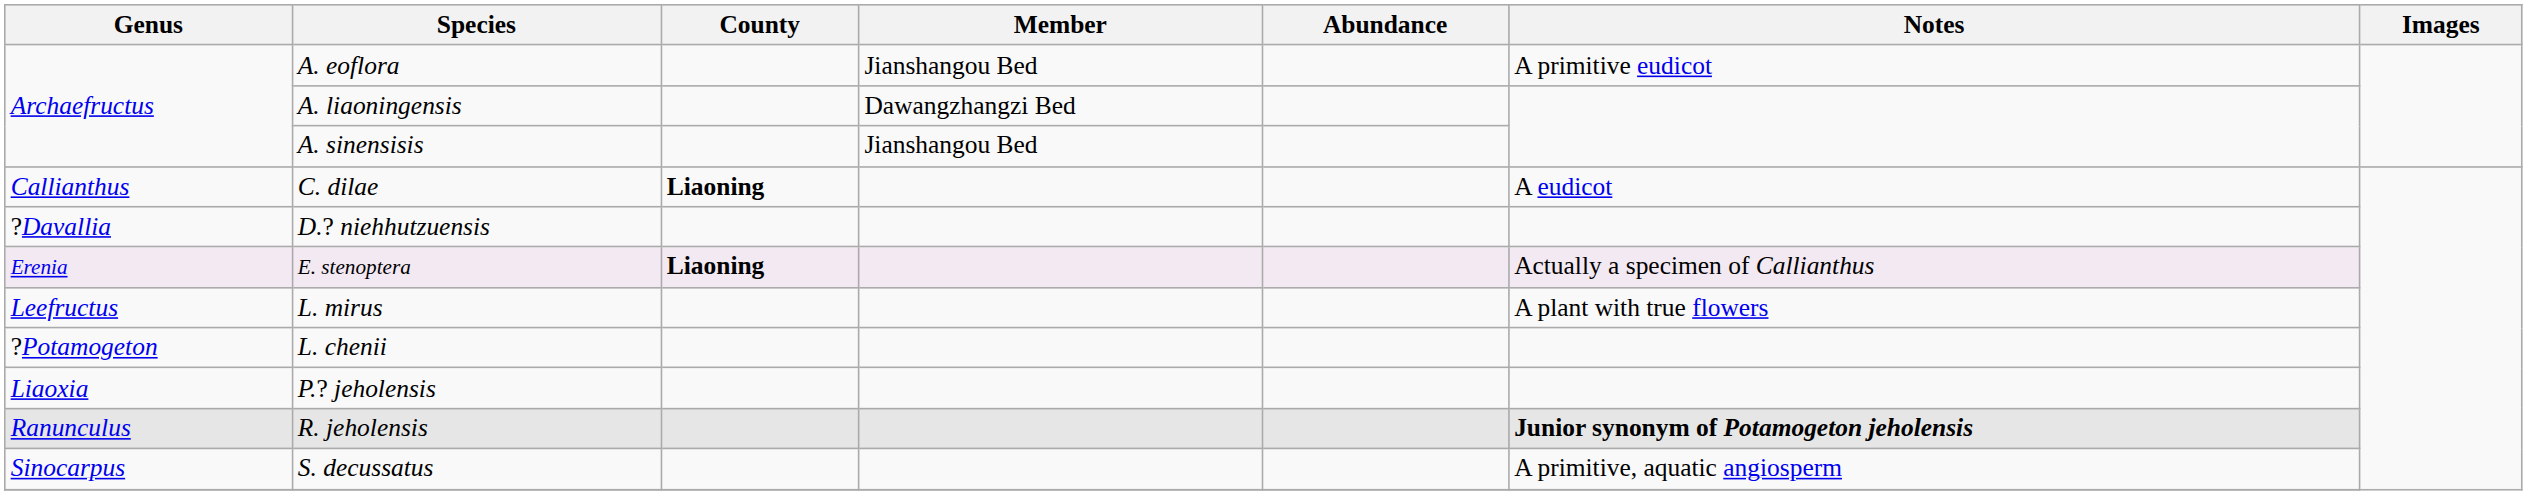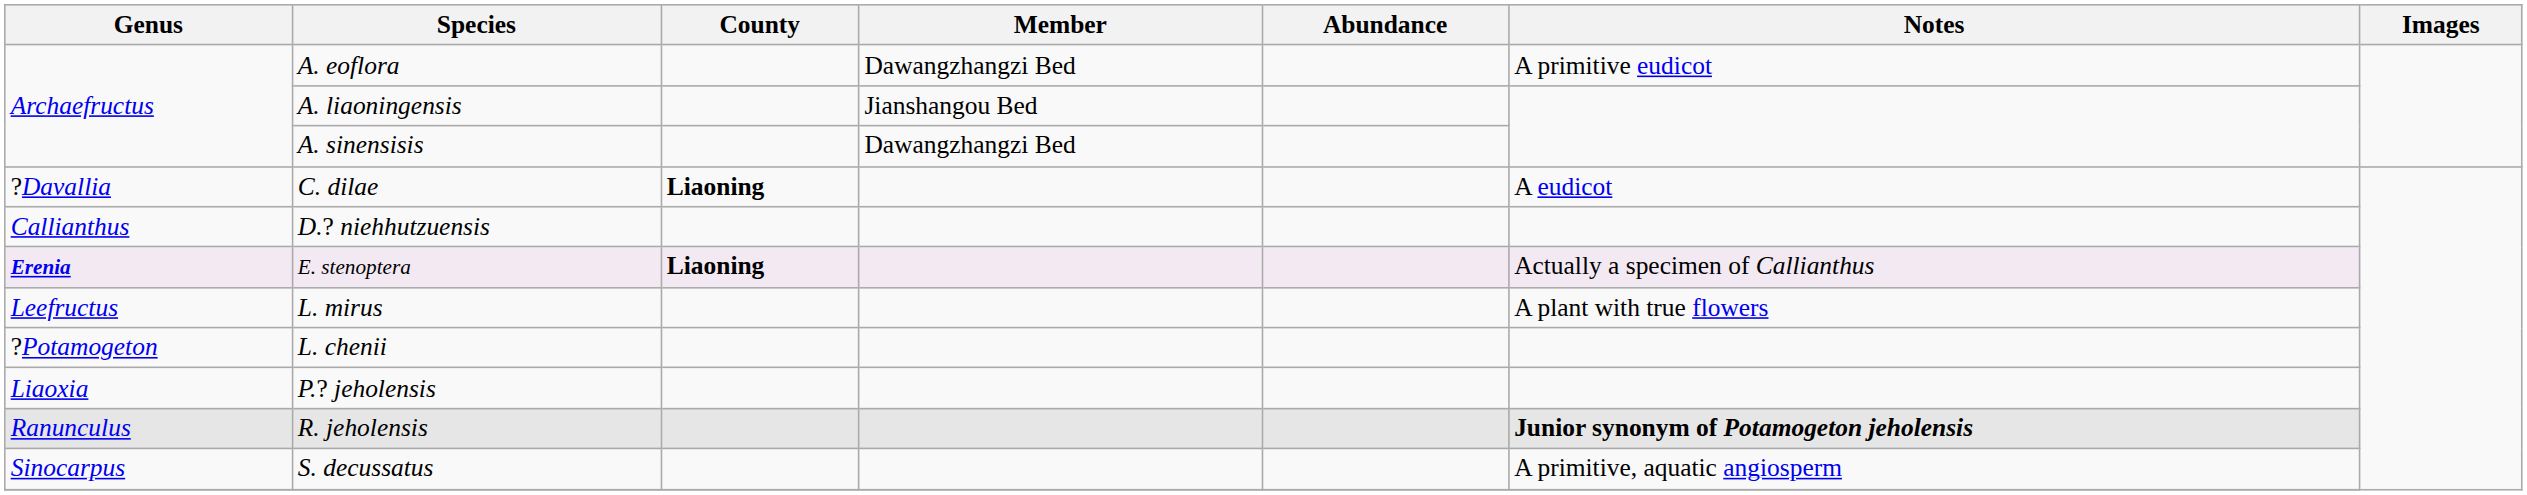(951, 65) Jianshangou Bed -> (970, 65) Dawangzhangzi Bed
(970, 105) Dawangzhangzi Bed -> (951, 105) Jianshangou Bed
(951, 145) Jianshangou Bed -> (970, 145) Dawangzhangzi Bed
(70, 186) Callianthus -> (61, 186) ?Davallia
(61, 226) ?Davallia -> (70, 226) Callianthus
(39, 268) normal -> (41, 266) bold
